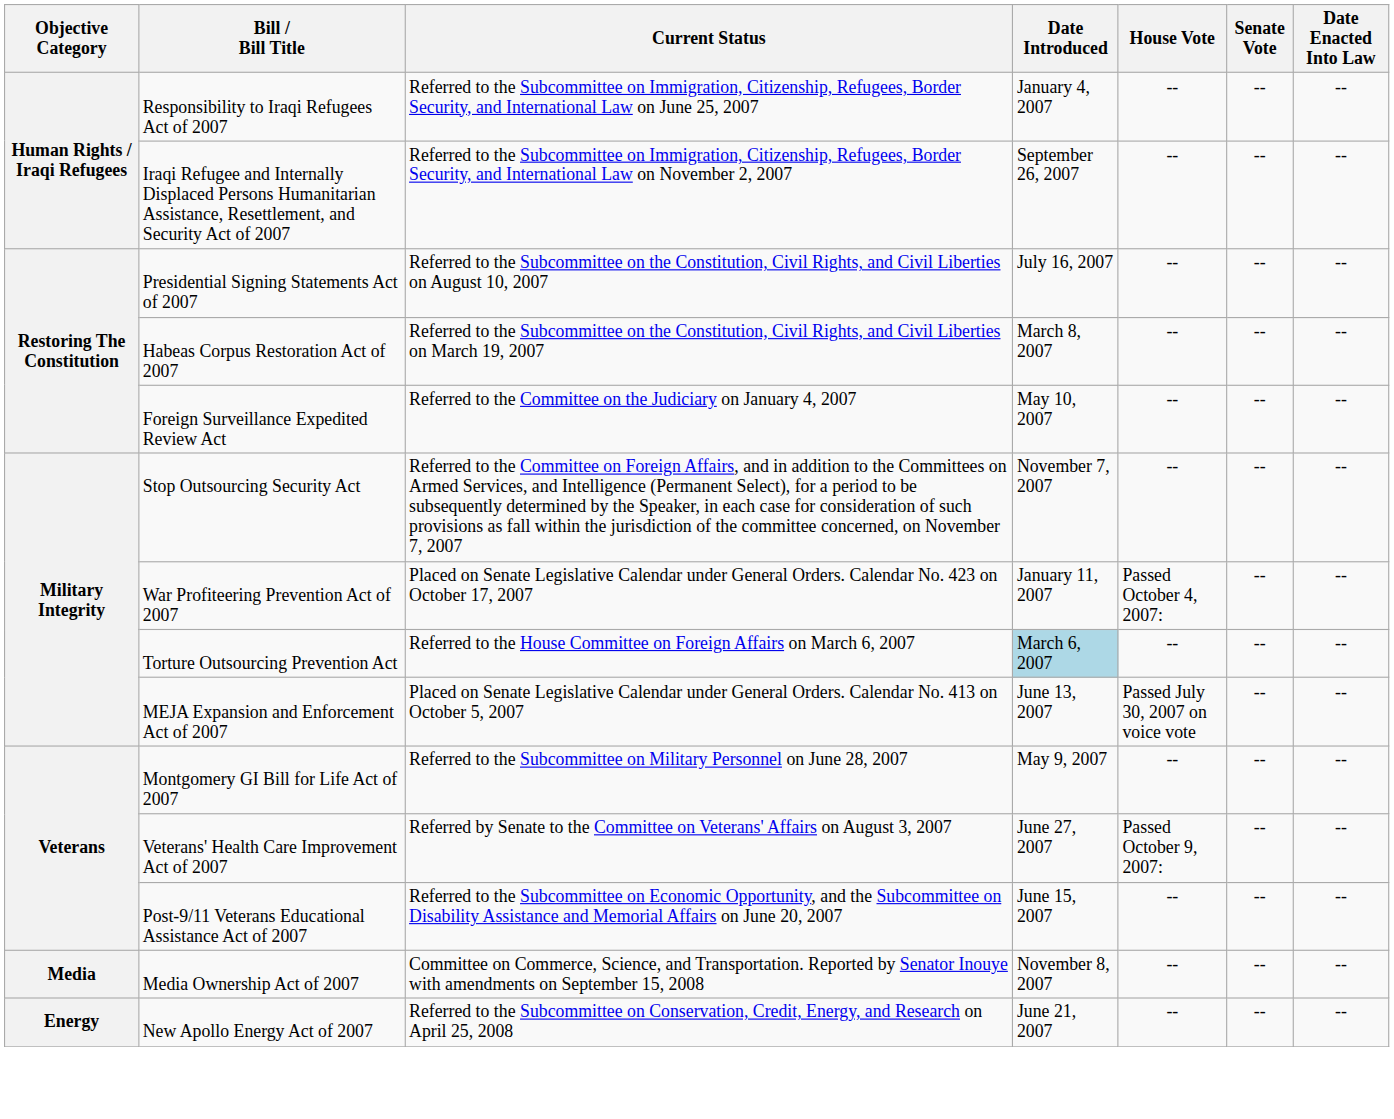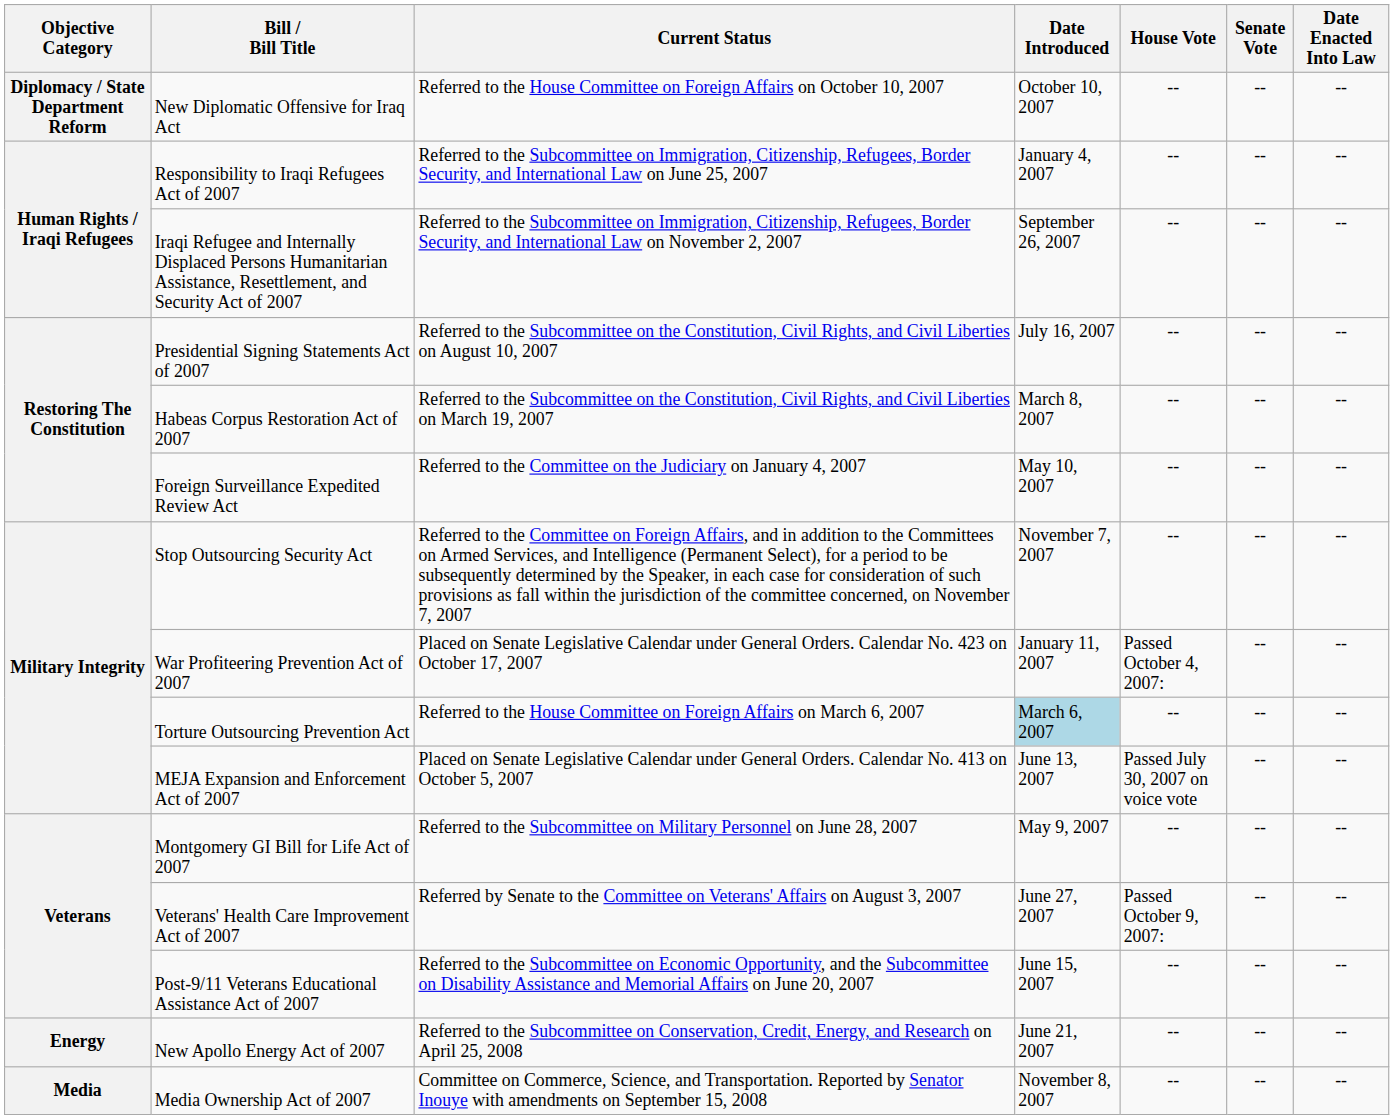+ row: (280, 116)
rows swapped: (251, 984) <-> (258, 1032)
